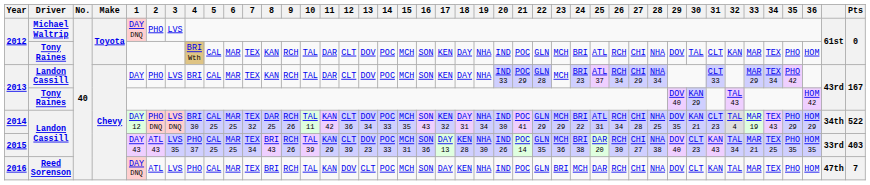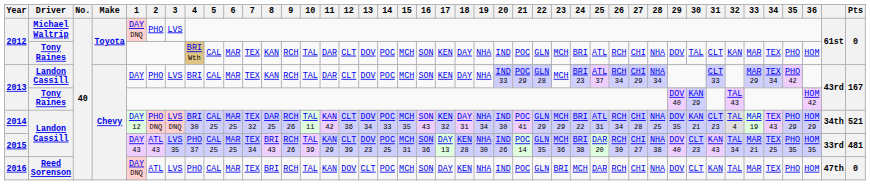(856, 122) 522 -> (856, 122) 521
(387, 145) POC 33 -> (387, 145) POC 25
(856, 145) 403 -> (856, 145) 481
(856, 168) 7 -> (856, 168) 0
